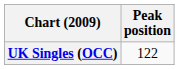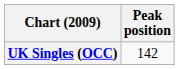(147, 53) 122 -> (147, 53) 142
